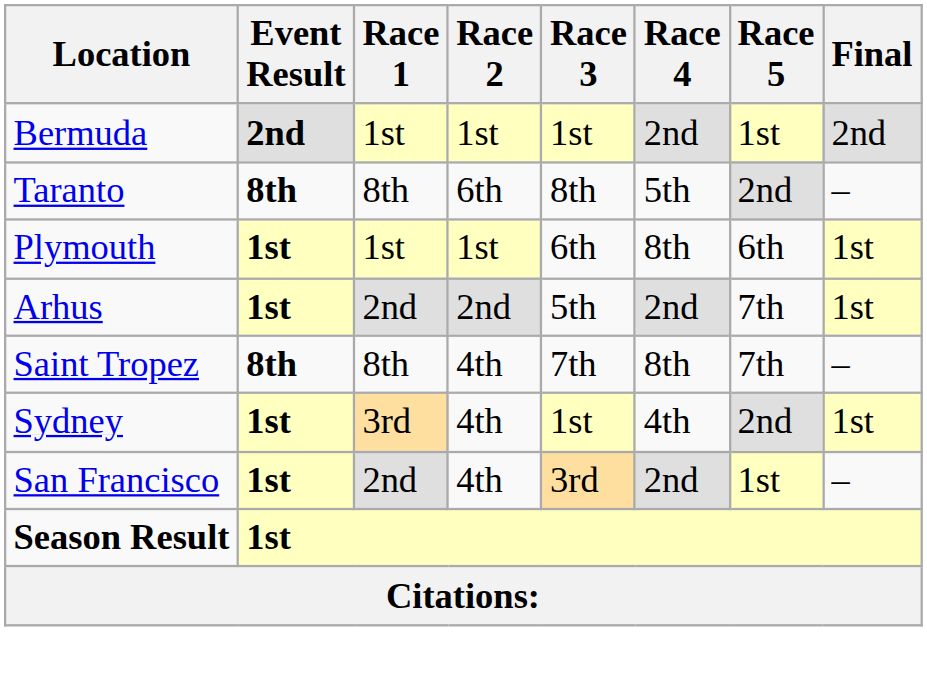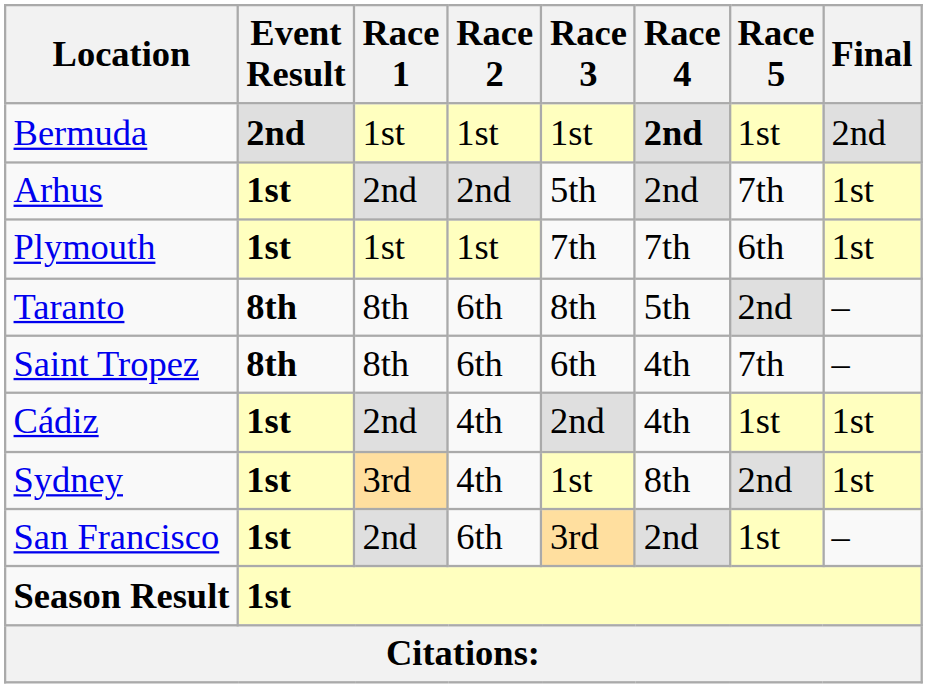(671, 132) normal -> (673, 132) bold
rows swapped: (69, 190) <-> (58, 305)
(573, 248) 6th -> (573, 248) 7th
(667, 248) 8th -> (667, 248) 7th
(480, 363) 4th -> (480, 363) 6th
(573, 363) 7th -> (573, 363) 6th
(667, 363) 8th -> (667, 363) 4th
+ row: (56, 421)
(667, 421) 4th -> (667, 479) 8th
(480, 479) 4th -> (480, 537) 6th
